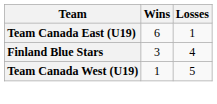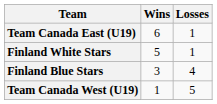+ row: (59, 52)
